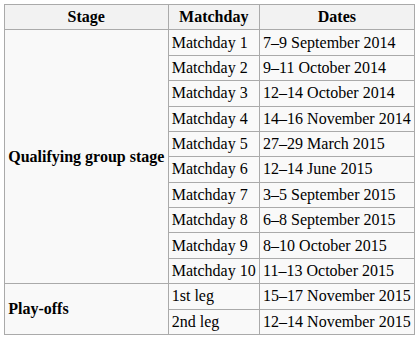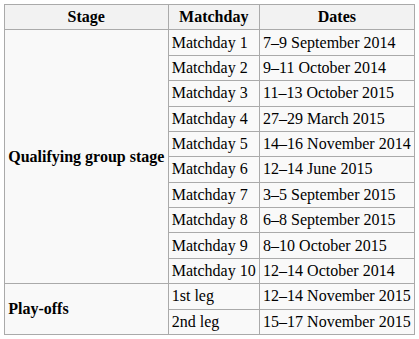(329, 93) 12–14 October 2014 -> (329, 93) 11–13 October 2015
(337, 118) 14–16 November 2014 -> (324, 118) 27–29 March 2015
(324, 144) 27–29 March 2015 -> (337, 144) 14–16 November 2014
(329, 270) 11–13 October 2015 -> (329, 270) 12–14 October 2014
(337, 296) 15–17 November 2015 -> (337, 296) 12–14 November 2015
(337, 321) 12–14 November 2015 -> (337, 321) 15–17 November 2015
